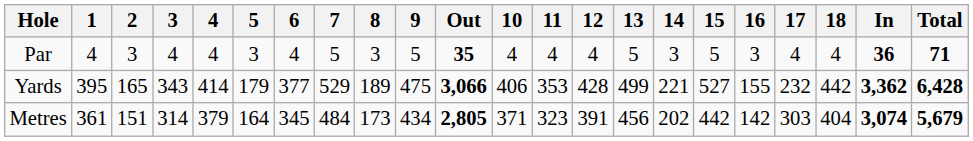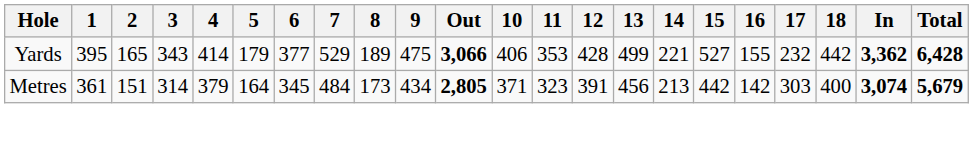- row: (38, 53)
(674, 119) 202 -> (674, 86) 213
(836, 119) 404 -> (836, 86) 400
